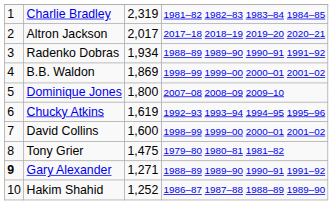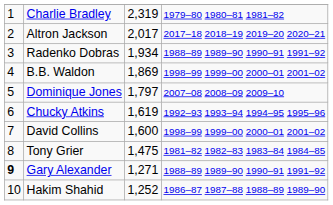(244, 14) 1981–82 1982–83 1983–84 1984–85 -> (224, 14) 1979–80 1980–81 1981–82
(143, 92) 1,800 -> (143, 92) 1,797
(224, 151) 1979–80 1980–81 1981–82 -> (244, 151) 1981–82 1982–83 1983–84 1984–85
